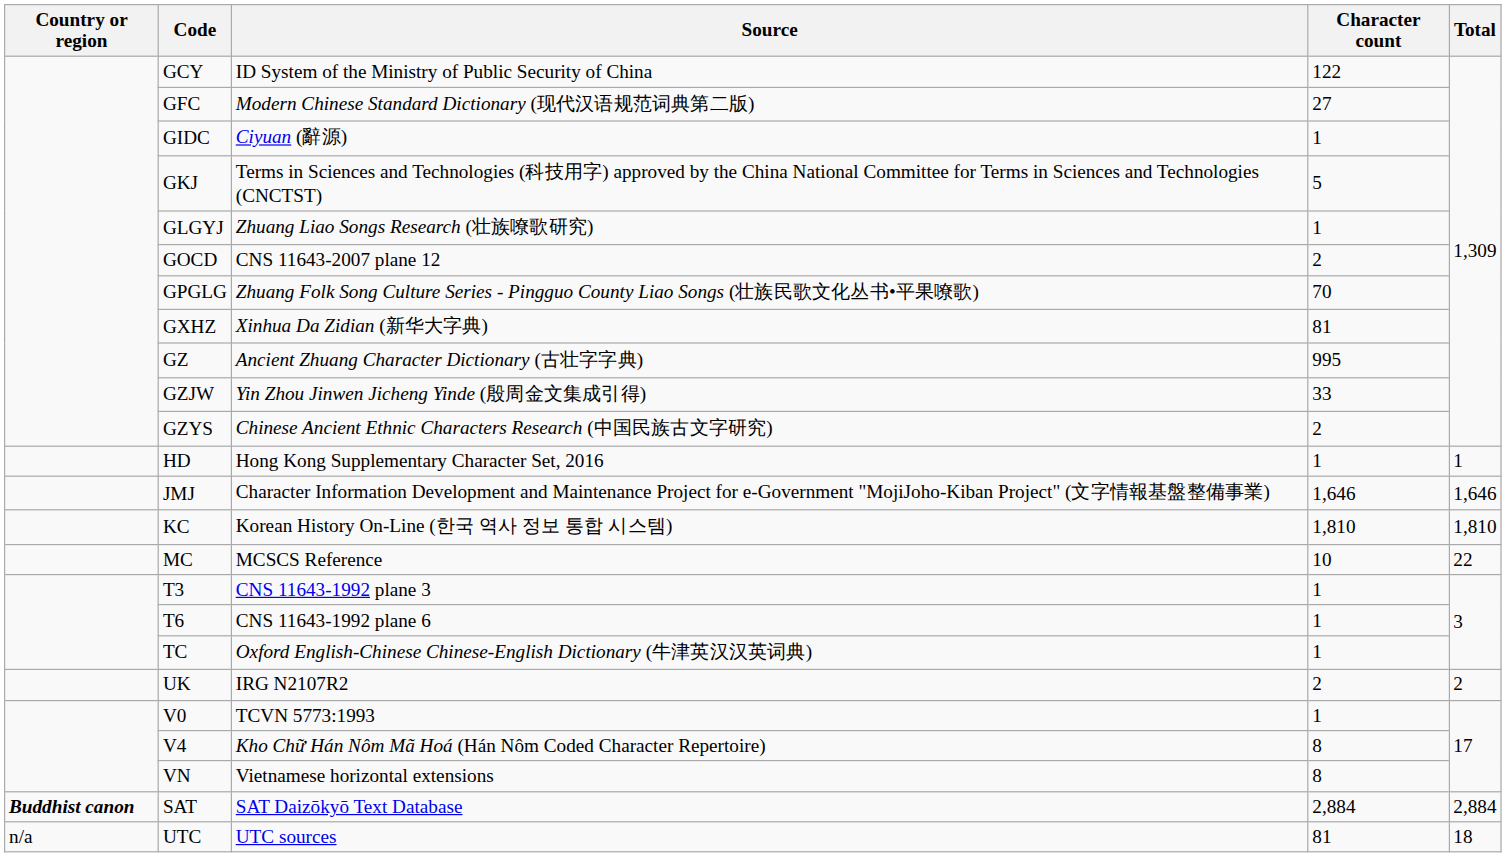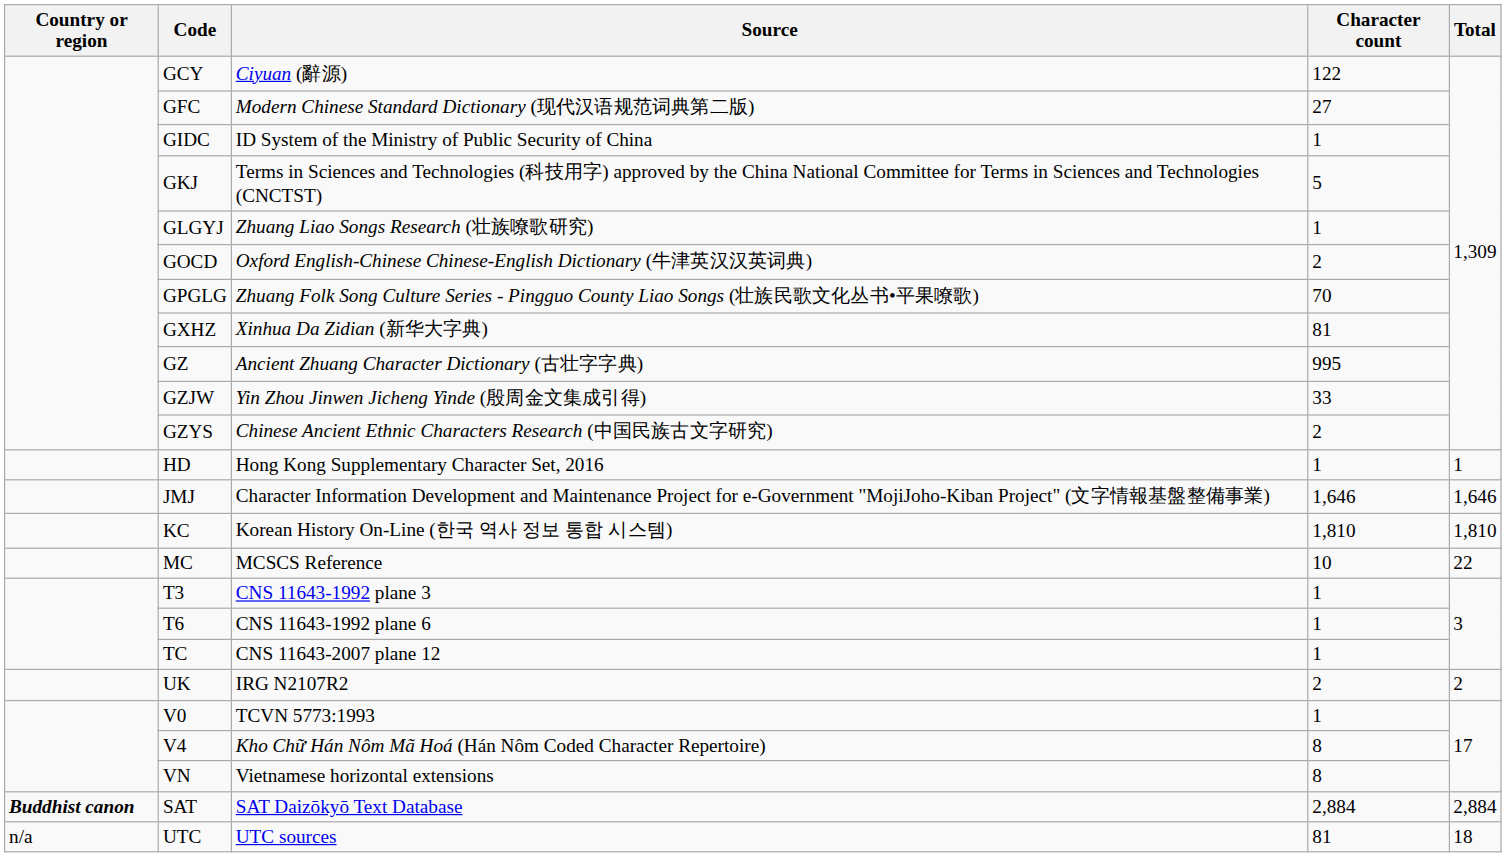(444, 71) ID System of the Ministry of Public Security of China -> (291, 72) Ciyuan (辭源)
(291, 137) Ciyuan (辭源) -> (444, 139) ID System of the Ministry of Public Security of China
(338, 260) CNS 11643-2007 plane 12 -> (524, 261) Oxford English-Chinese Chinese-English Dictionary (牛津英汉汉英词典)
(524, 651) Oxford English-Chinese Chinese-English Dictionary (牛津英汉汉英词典) -> (338, 654) CNS 11643-2007 plane 12
